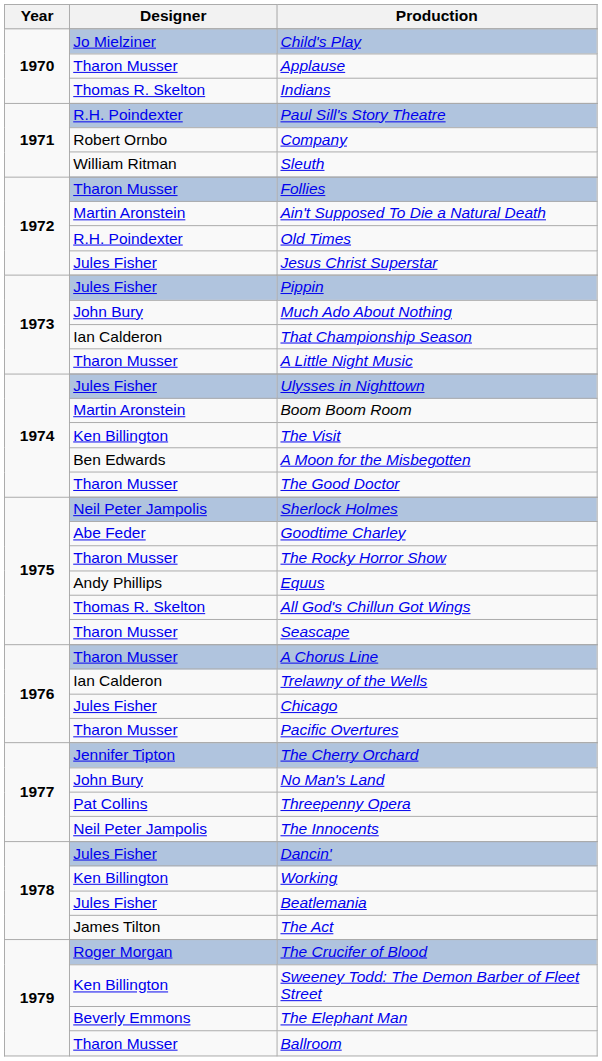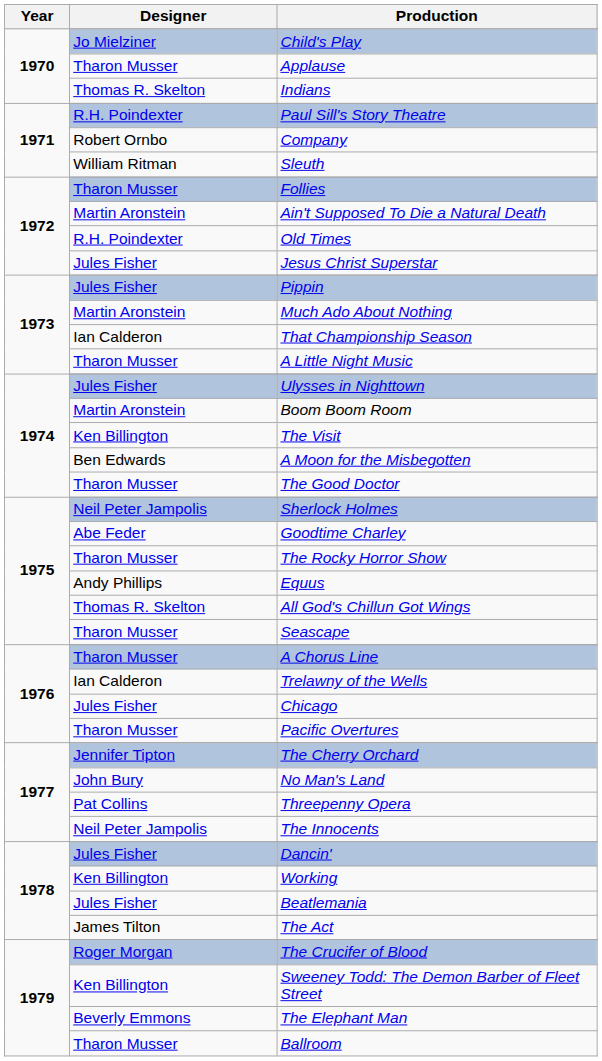(108, 312) John Bury -> (129, 312) Martin Aronstein
